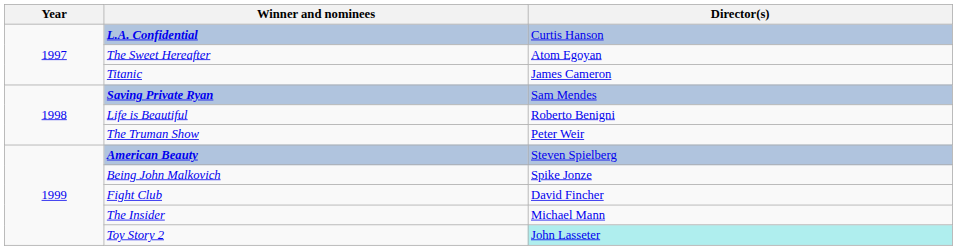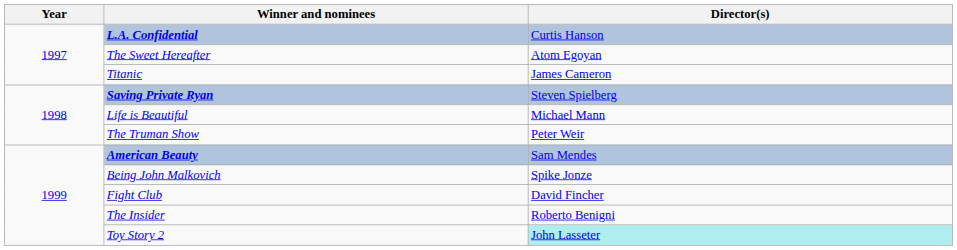(564, 94) Sam Mendes -> (574, 94) Steven Spielberg
(573, 114) Roberto Benigni -> (568, 114) Michael Mann
(574, 154) Steven Spielberg -> (564, 154) Sam Mendes
(568, 214) Michael Mann -> (573, 214) Roberto Benigni
